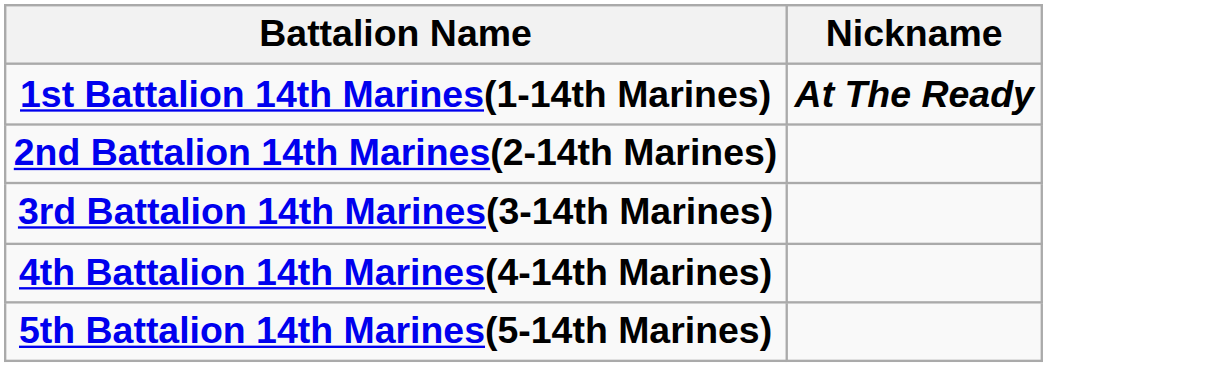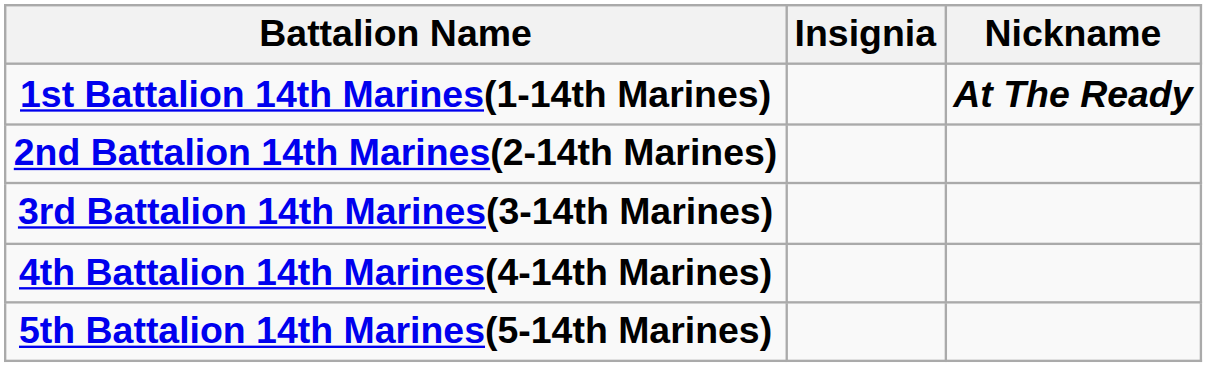+ column: (865, 34)
